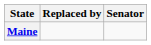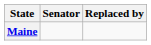columns swapped: (125, 13) <-> (72, 13)
